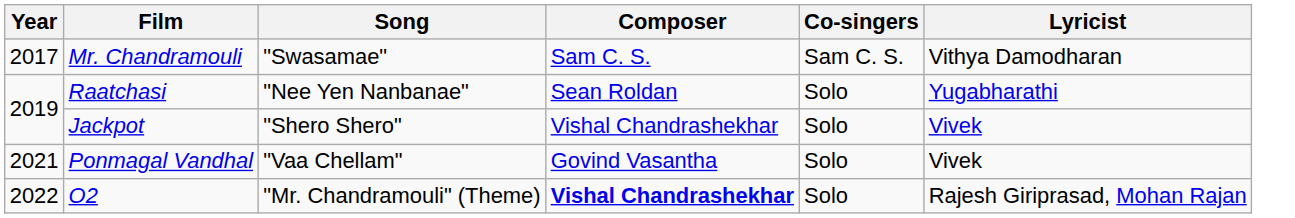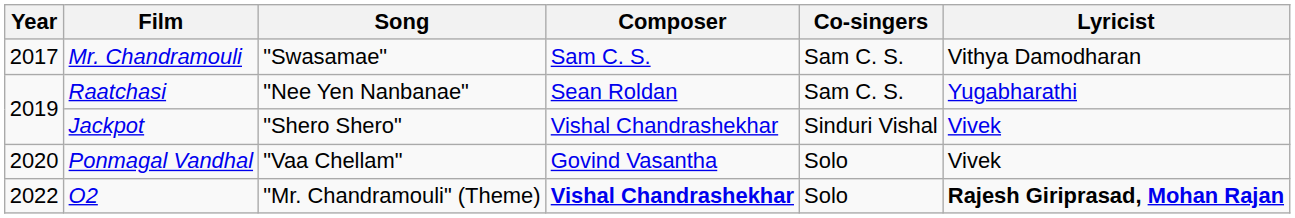(826, 91) Solo -> (854, 91) Sam C. S.
(826, 126) Solo -> (871, 126) Sinduri Vishal
(34, 160) 2021 -> (34, 160) 2020
(1088, 195) normal -> (1116, 195) bold
